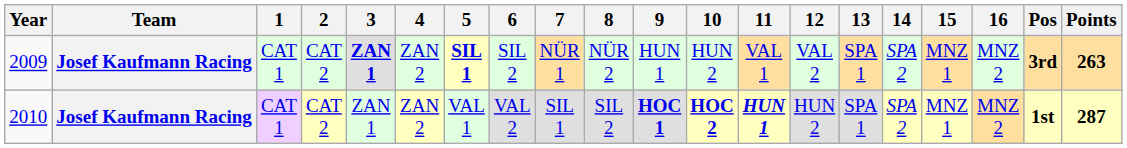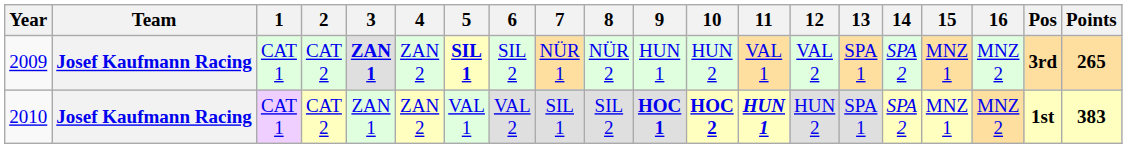(1091, 62) 263 -> (1091, 62) 265
(1091, 116) 287 -> (1091, 116) 383
